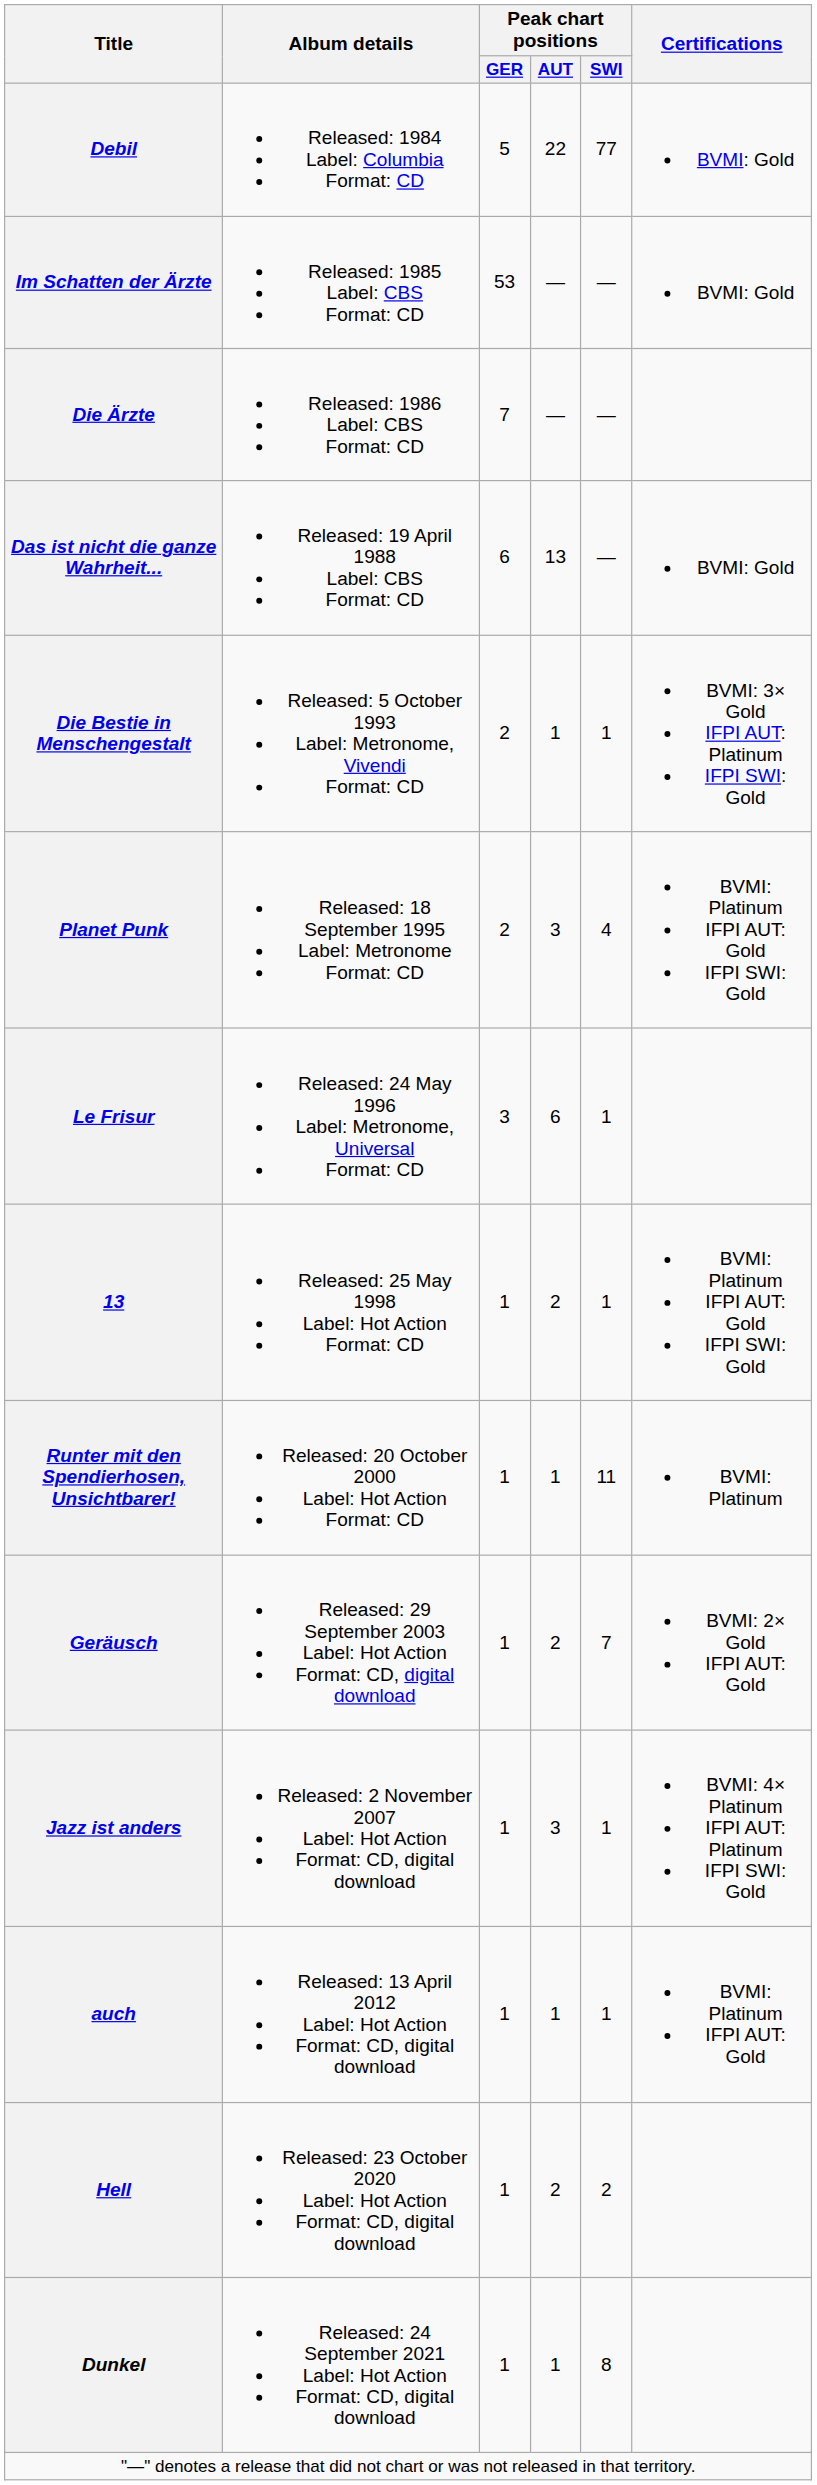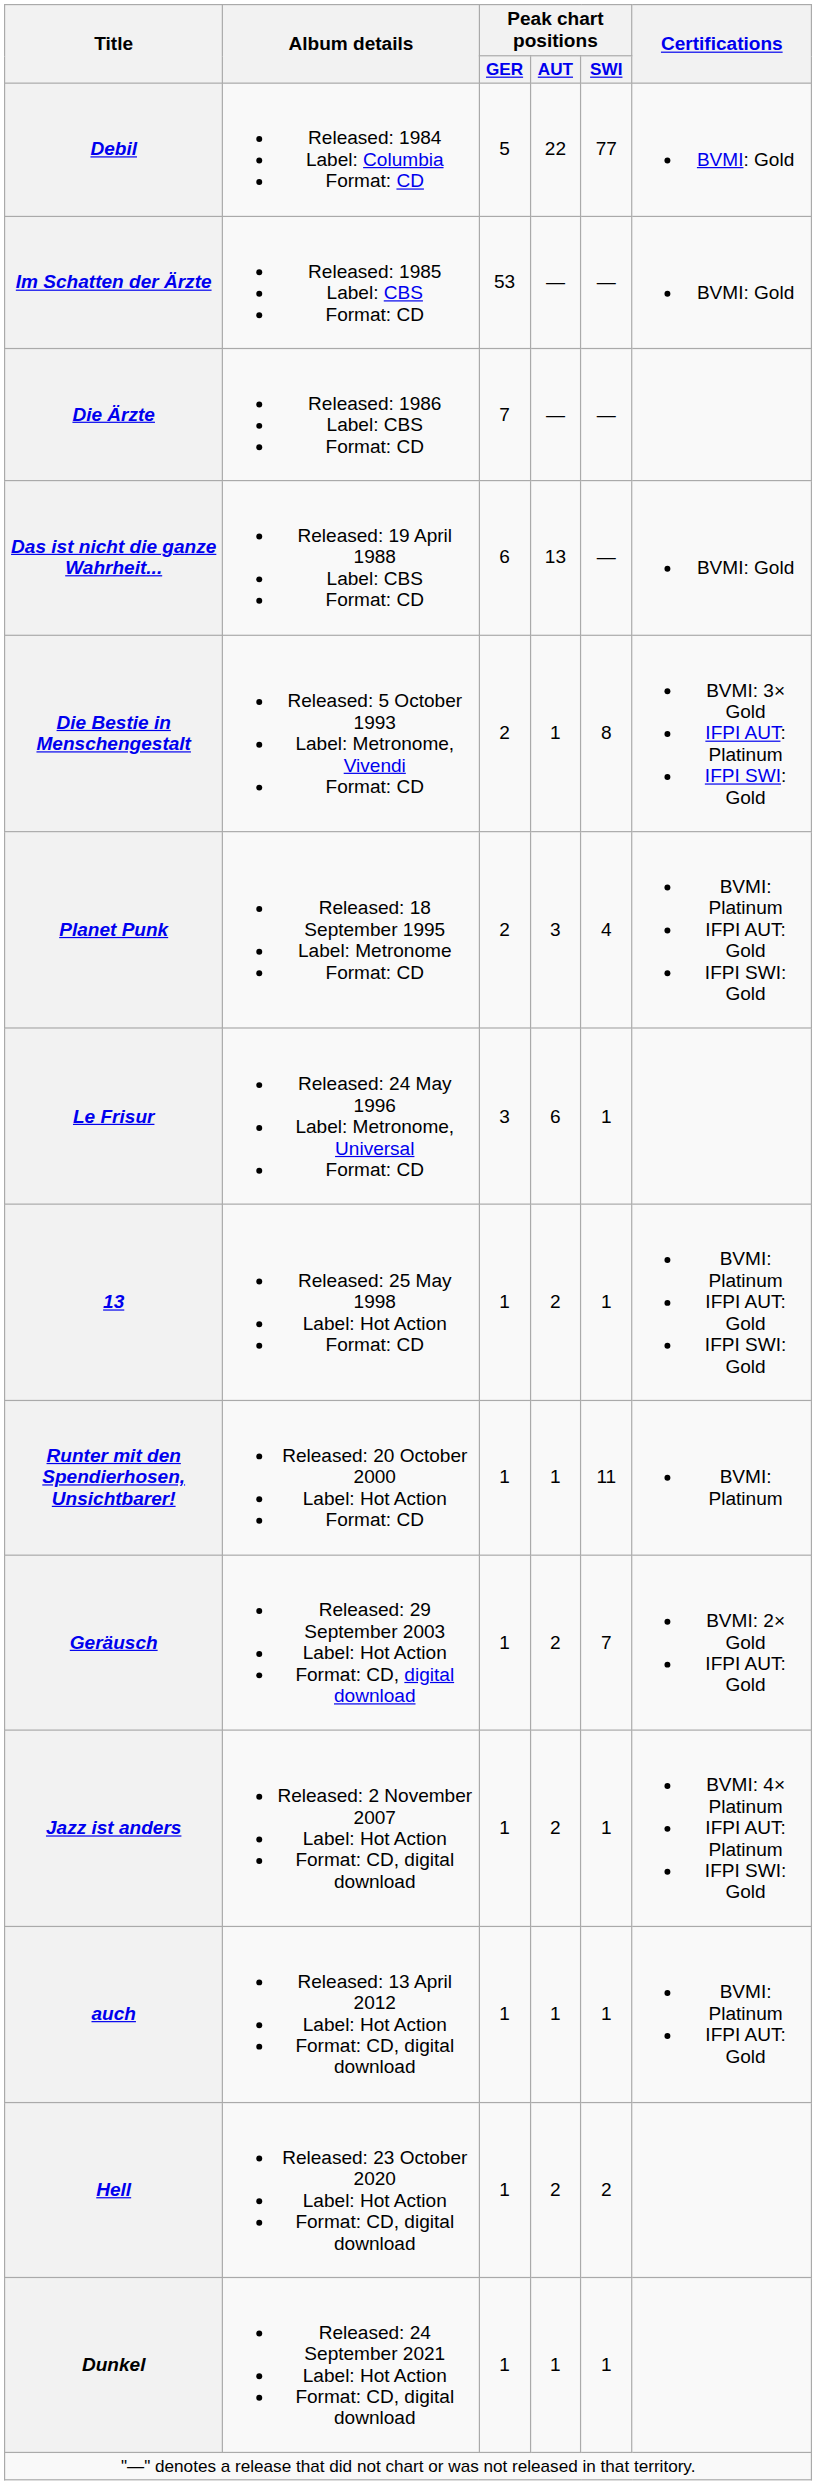(606, 733) 1 -> (606, 733) 8
(555, 1828) 3 -> (555, 1828) 2
(606, 2365) 8 -> (606, 2365) 1
